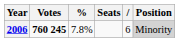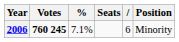(82, 29) 7.8% -> (82, 29) 7.1%
(154, 29) lightgrey background -> (154, 29) no background
